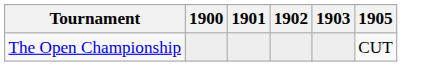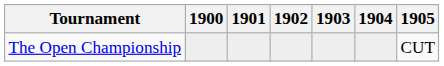+ column: (375, 18)
